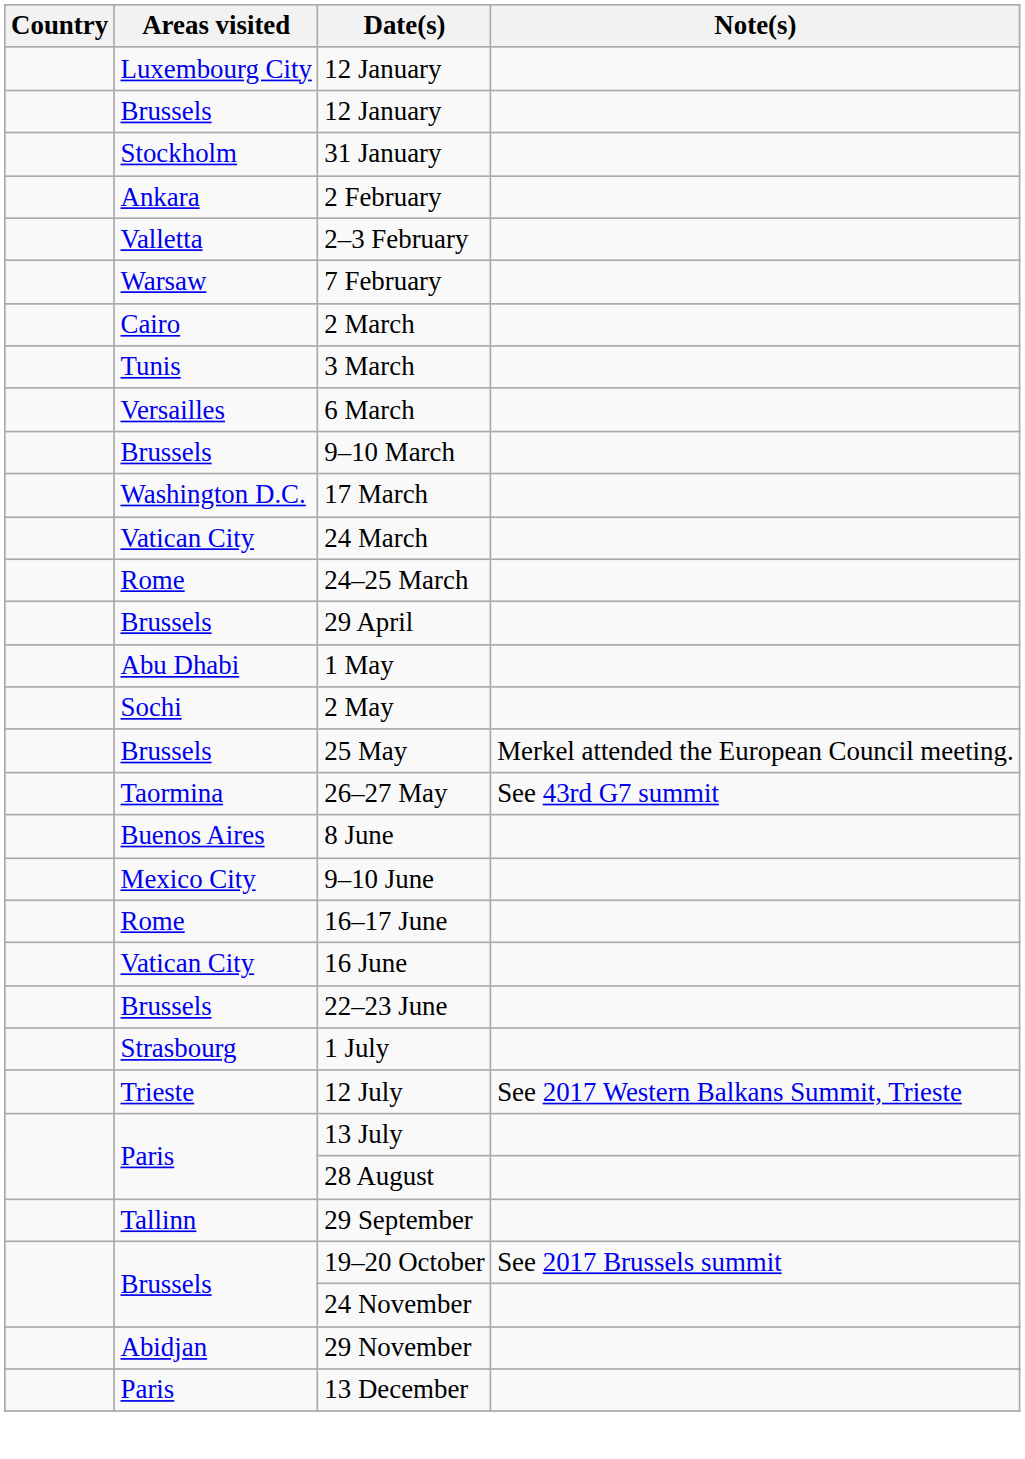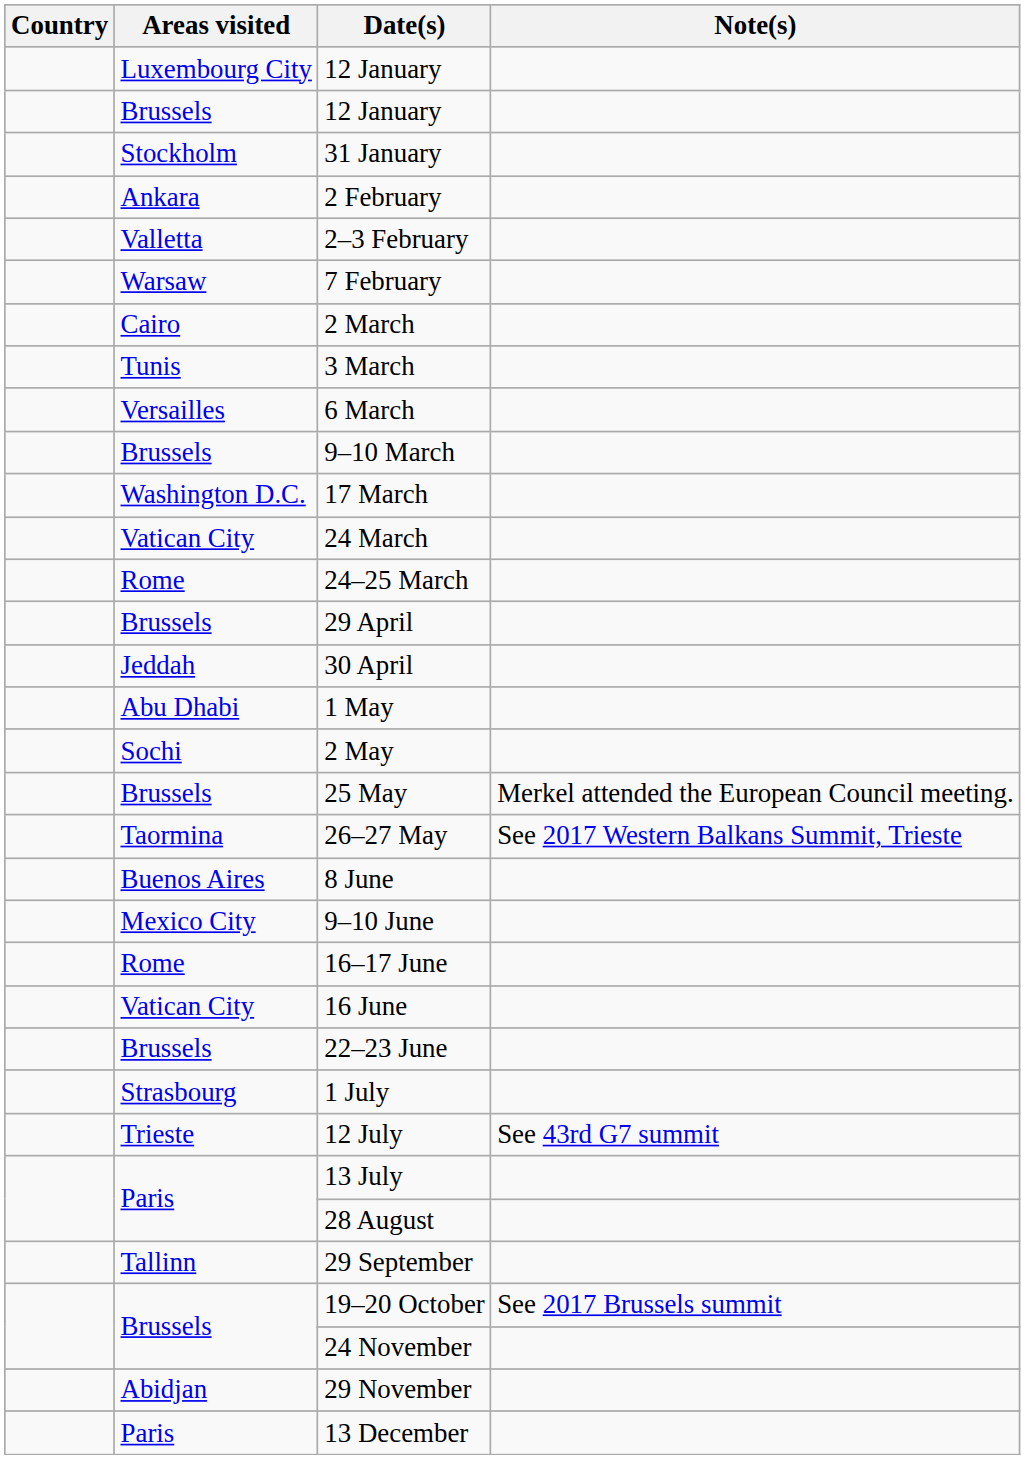+ row: (158, 665)
(608, 793) See 43rd G7 summit -> (730, 835) See 2017 Western Balkans Summit, Trieste
(730, 1091) See 2017 Western Balkans Summit, Trieste -> (608, 1134) See 43rd G7 summit
